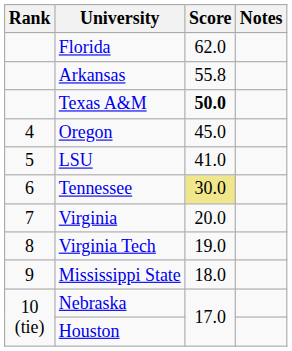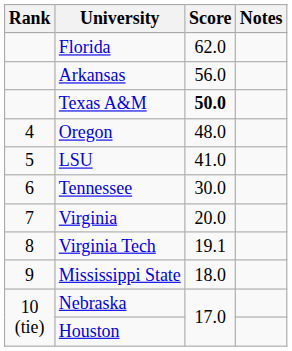(210, 75) 55.8 -> (210, 75) 56.0
(210, 132) 45.0 -> (210, 132) 48.0
(210, 189) khaki background -> (210, 189) no background
(210, 246) 19.0 -> (210, 246) 19.1
